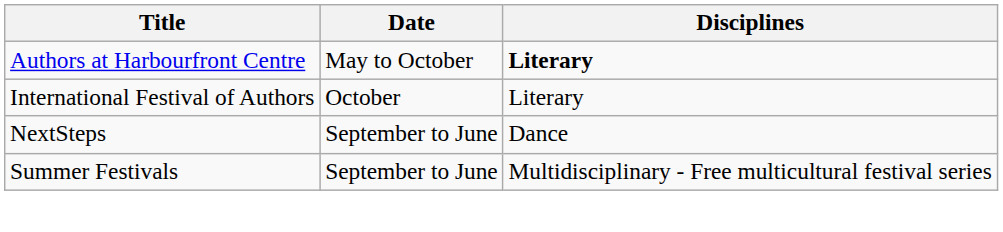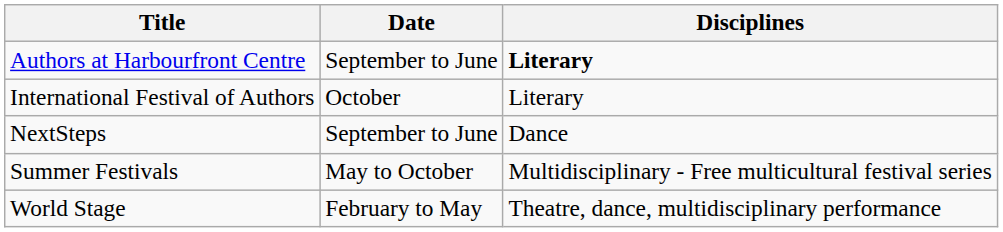(399, 60) May to October -> (411, 60) September to June
(411, 171) September to June -> (399, 171) May to October
+ row: (68, 208)
